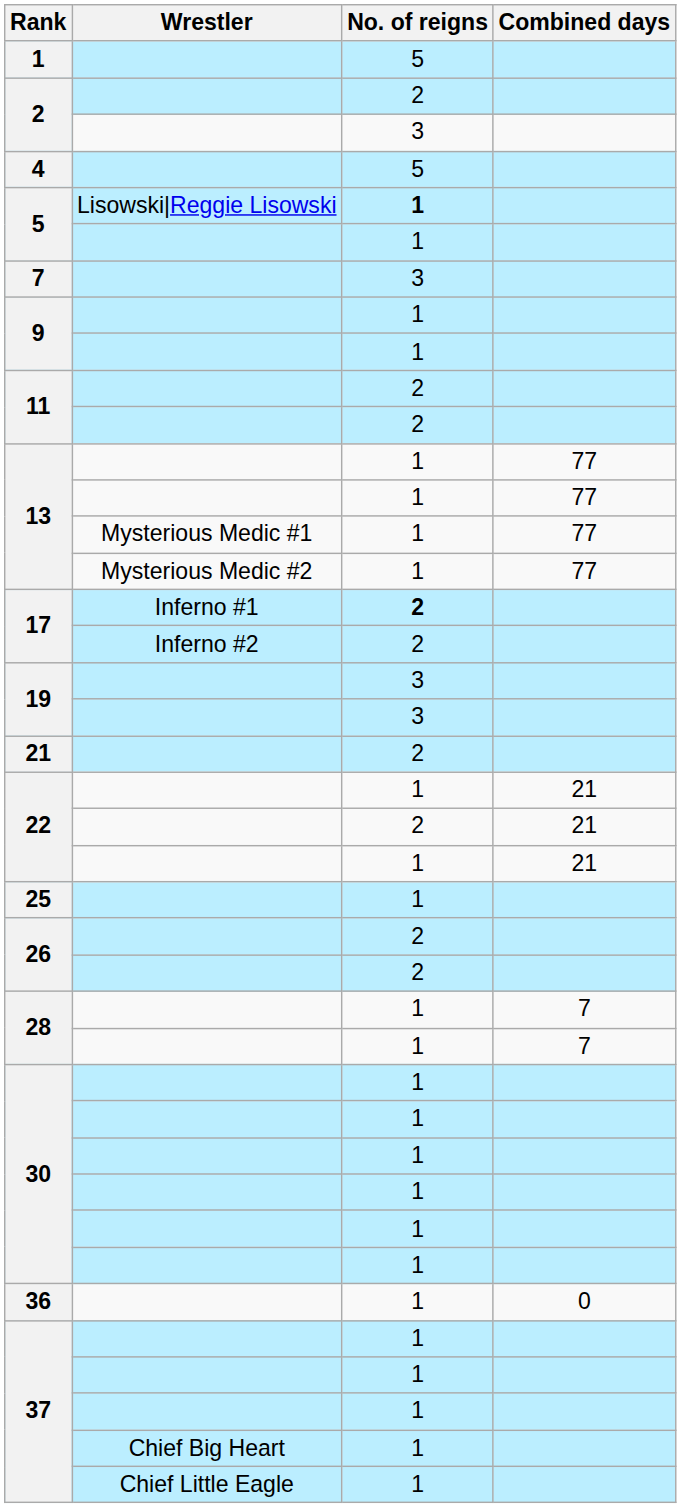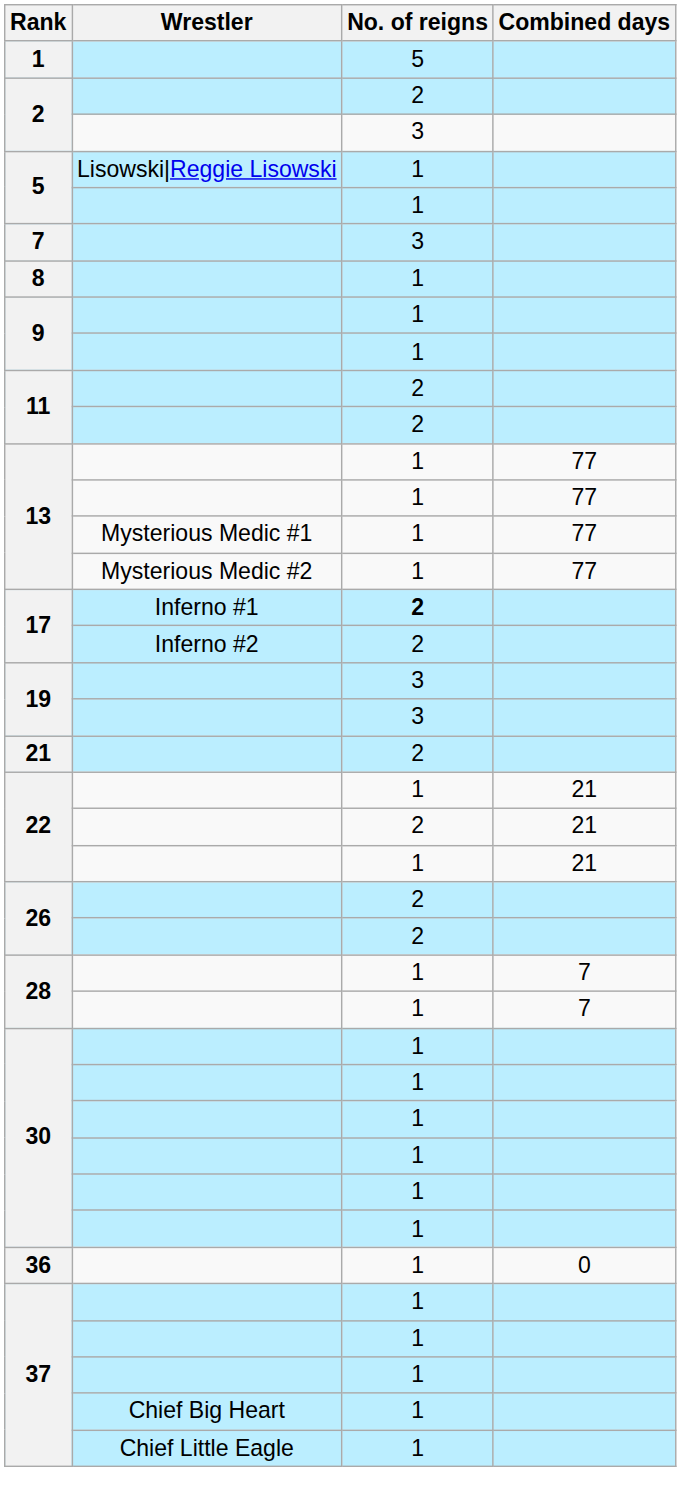- row: (38, 168)
(418, 205) bold -> (418, 168) normal
+ row: (38, 278)
- row: (38, 899)
